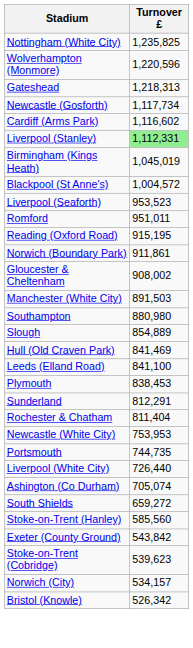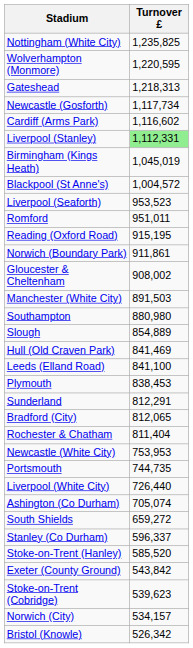(156, 65) 1,220,596 -> (156, 65) 1,220,595
+ row: (42, 418)
+ row: (57, 537)
(152, 520) 585,560 -> (152, 554) 585,520
